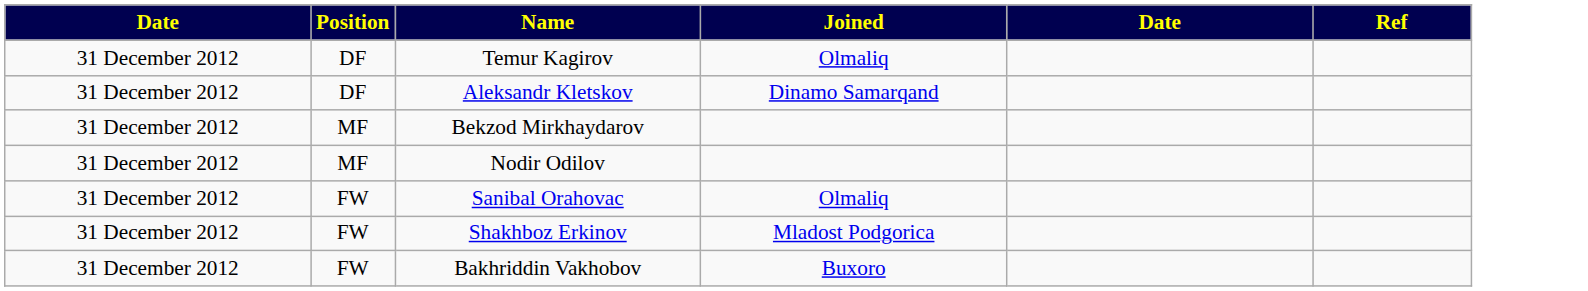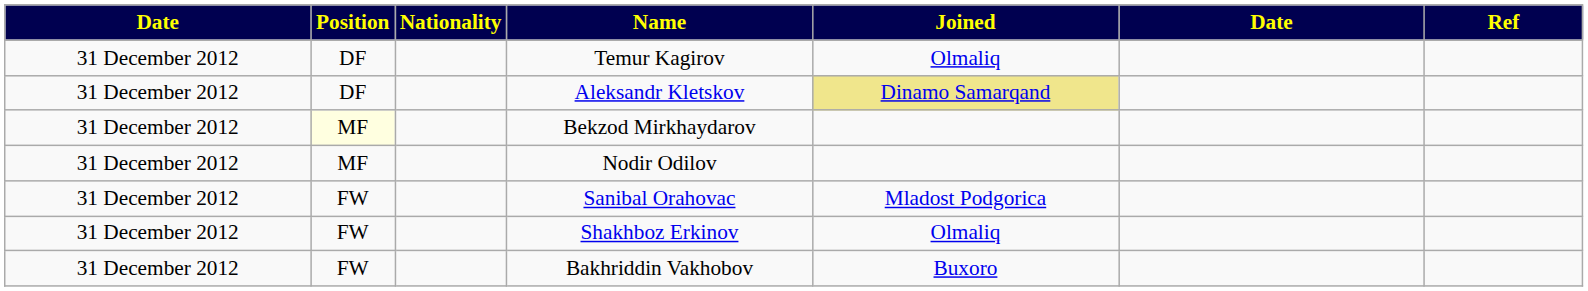+ column: (451, 22)
(854, 92) no background -> (965, 92) khaki background
(353, 127) no background -> (353, 127) lightyellow background
(854, 198) Olmaliq -> (965, 198) Mladost Podgorica
(854, 233) Mladost Podgorica -> (965, 233) Olmaliq
